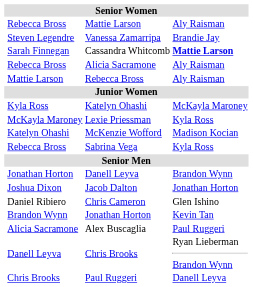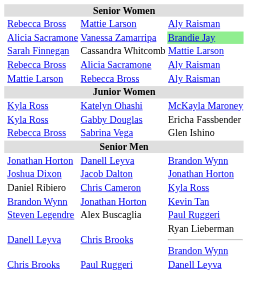(41, 37) Steven Legendre -> (43, 37) Alicia Sacramone
(196, 37) no background -> (192, 37) lightgreen background
(203, 51) bold -> (196, 51) normal
- row: (118, 119)
- row: (123, 133)
+ row: (112, 119)
(193, 147) Kyla Ross -> (191, 133) Glen Ishino
(196, 201) Glen Ishino -> (189, 187) Kyla Ross
(43, 228) Alicia Sacramone -> (41, 215) Steven Legendre
